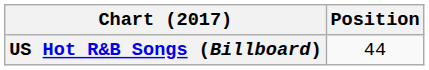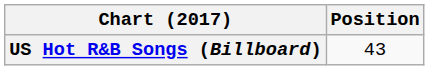(375, 50) 44 -> (375, 50) 43
